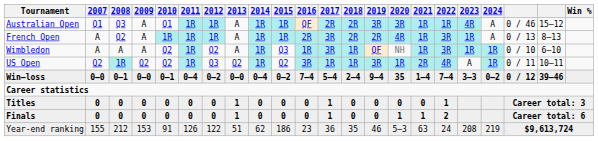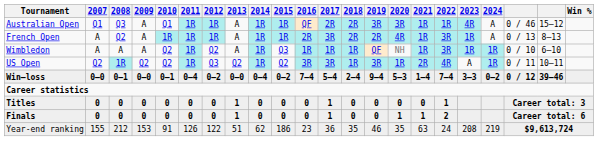(330, 50) 3R -> (330, 50) 1R
(330, 63) 1R -> (330, 63) 3R
(400, 77) 35 -> (400, 77) 5–3
(400, 129) 5–3 -> (400, 129) 35
